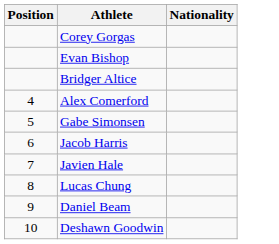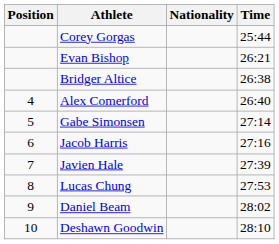+ column: (255, 15)
